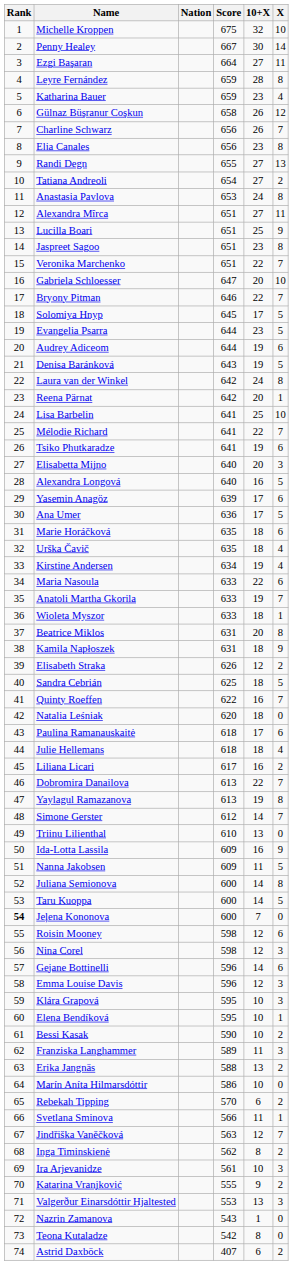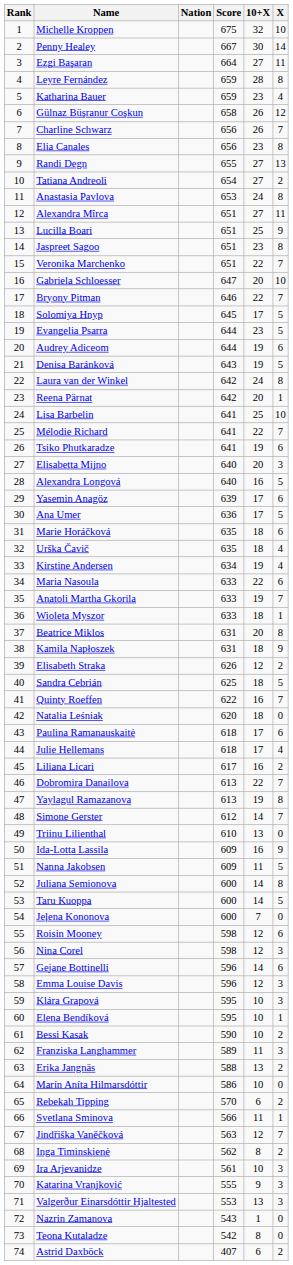(258, 749) 18 -> (258, 749) 17
(19, 917) bold -> (19, 917) normal
(280, 1185) 2 -> (280, 1185) 3
